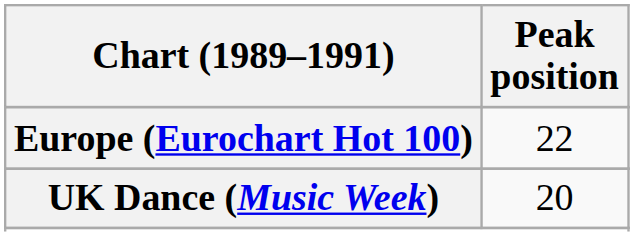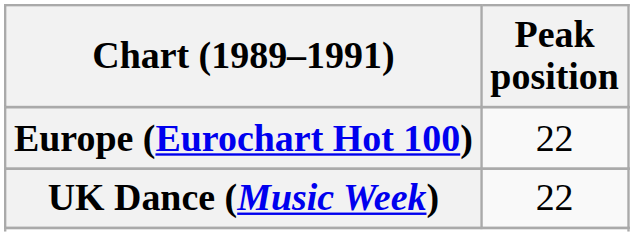(555, 197) 20 -> (555, 197) 22
